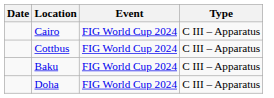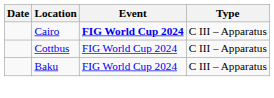(129, 31) normal -> (133, 31) bold
- row: (47, 84)
